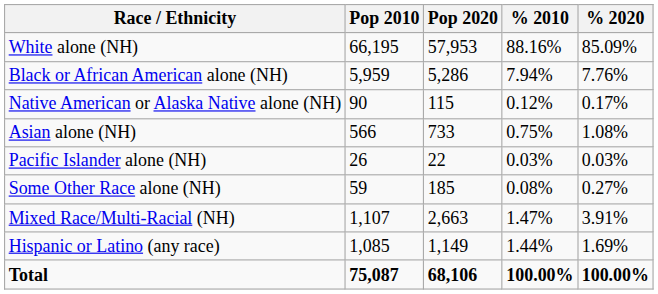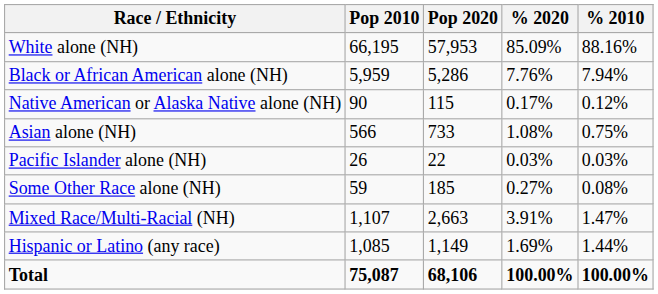columns swapped: (540, 18) <-> (615, 18)
